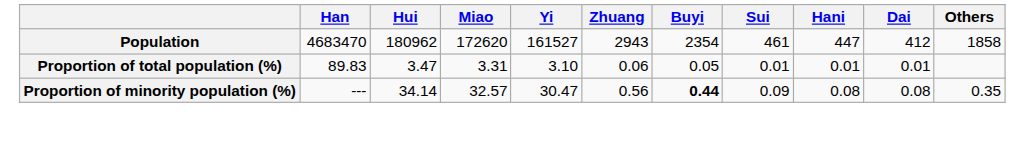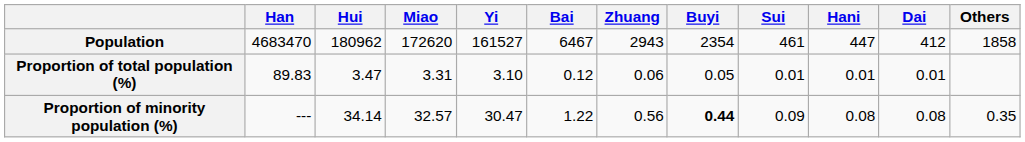+ column: (562, 17)
